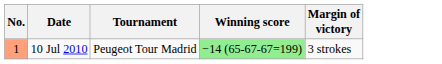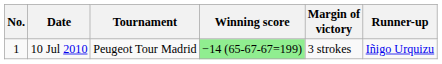+ column: (400, 21)
(16, 49) lightsalmon background -> (16, 49) no background
